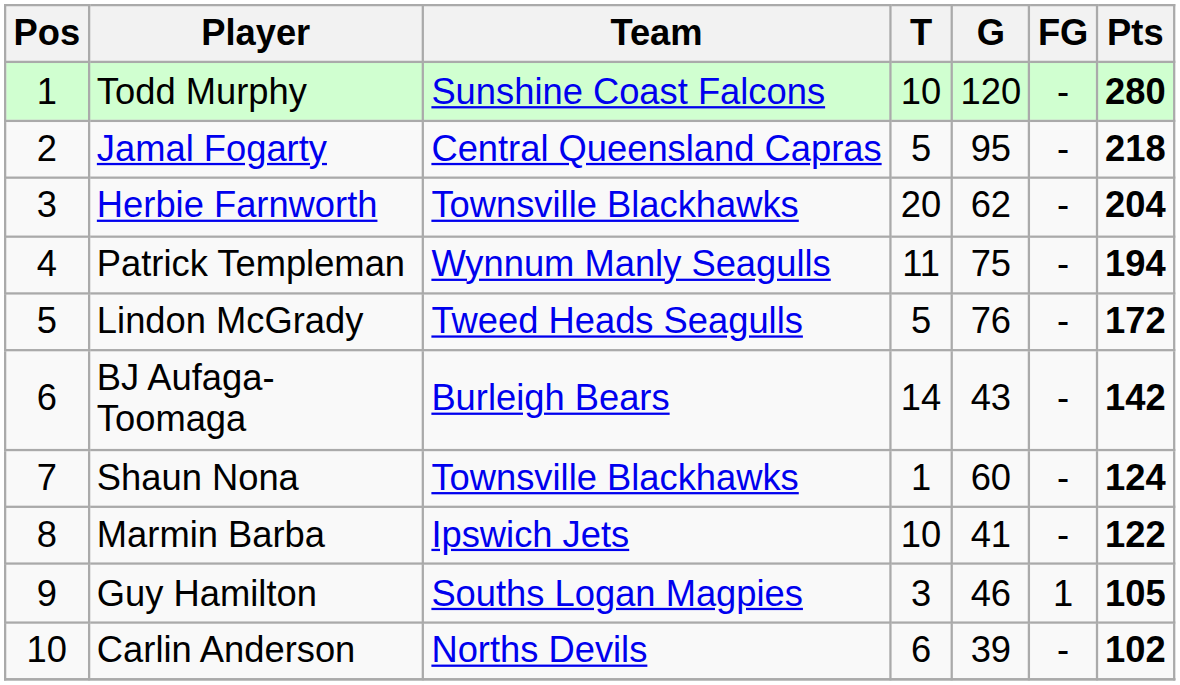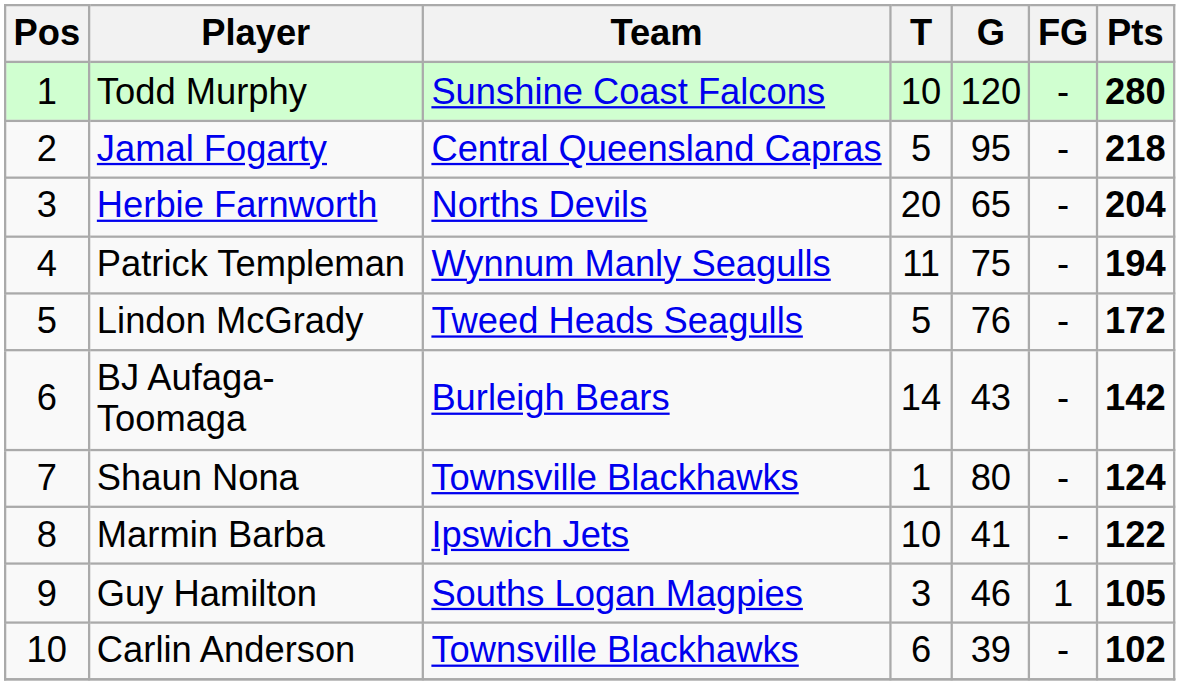(615, 206) Townsville Blackhawks -> (539, 206) Norths Devils
(991, 206) 62 -> (991, 206) 65
(991, 477) 60 -> (991, 477) 80
(539, 650) Norths Devils -> (615, 650) Townsville Blackhawks
